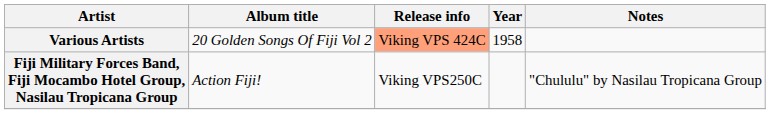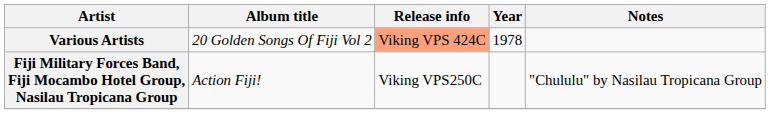(507, 39) 1958 -> (507, 39) 1978
